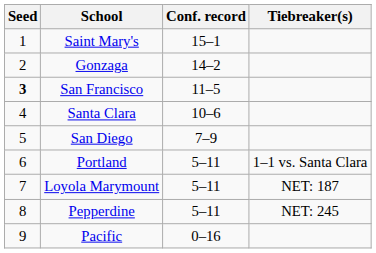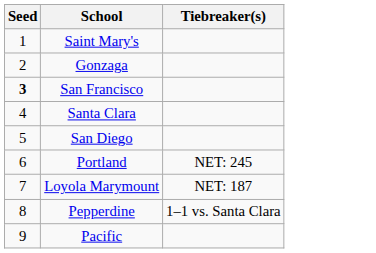- column: (206, 16)
(310, 162) 1–1 vs. Santa Clara -> (223, 162) NET: 245
(310, 211) NET: 245 -> (223, 211) 1–1 vs. Santa Clara
